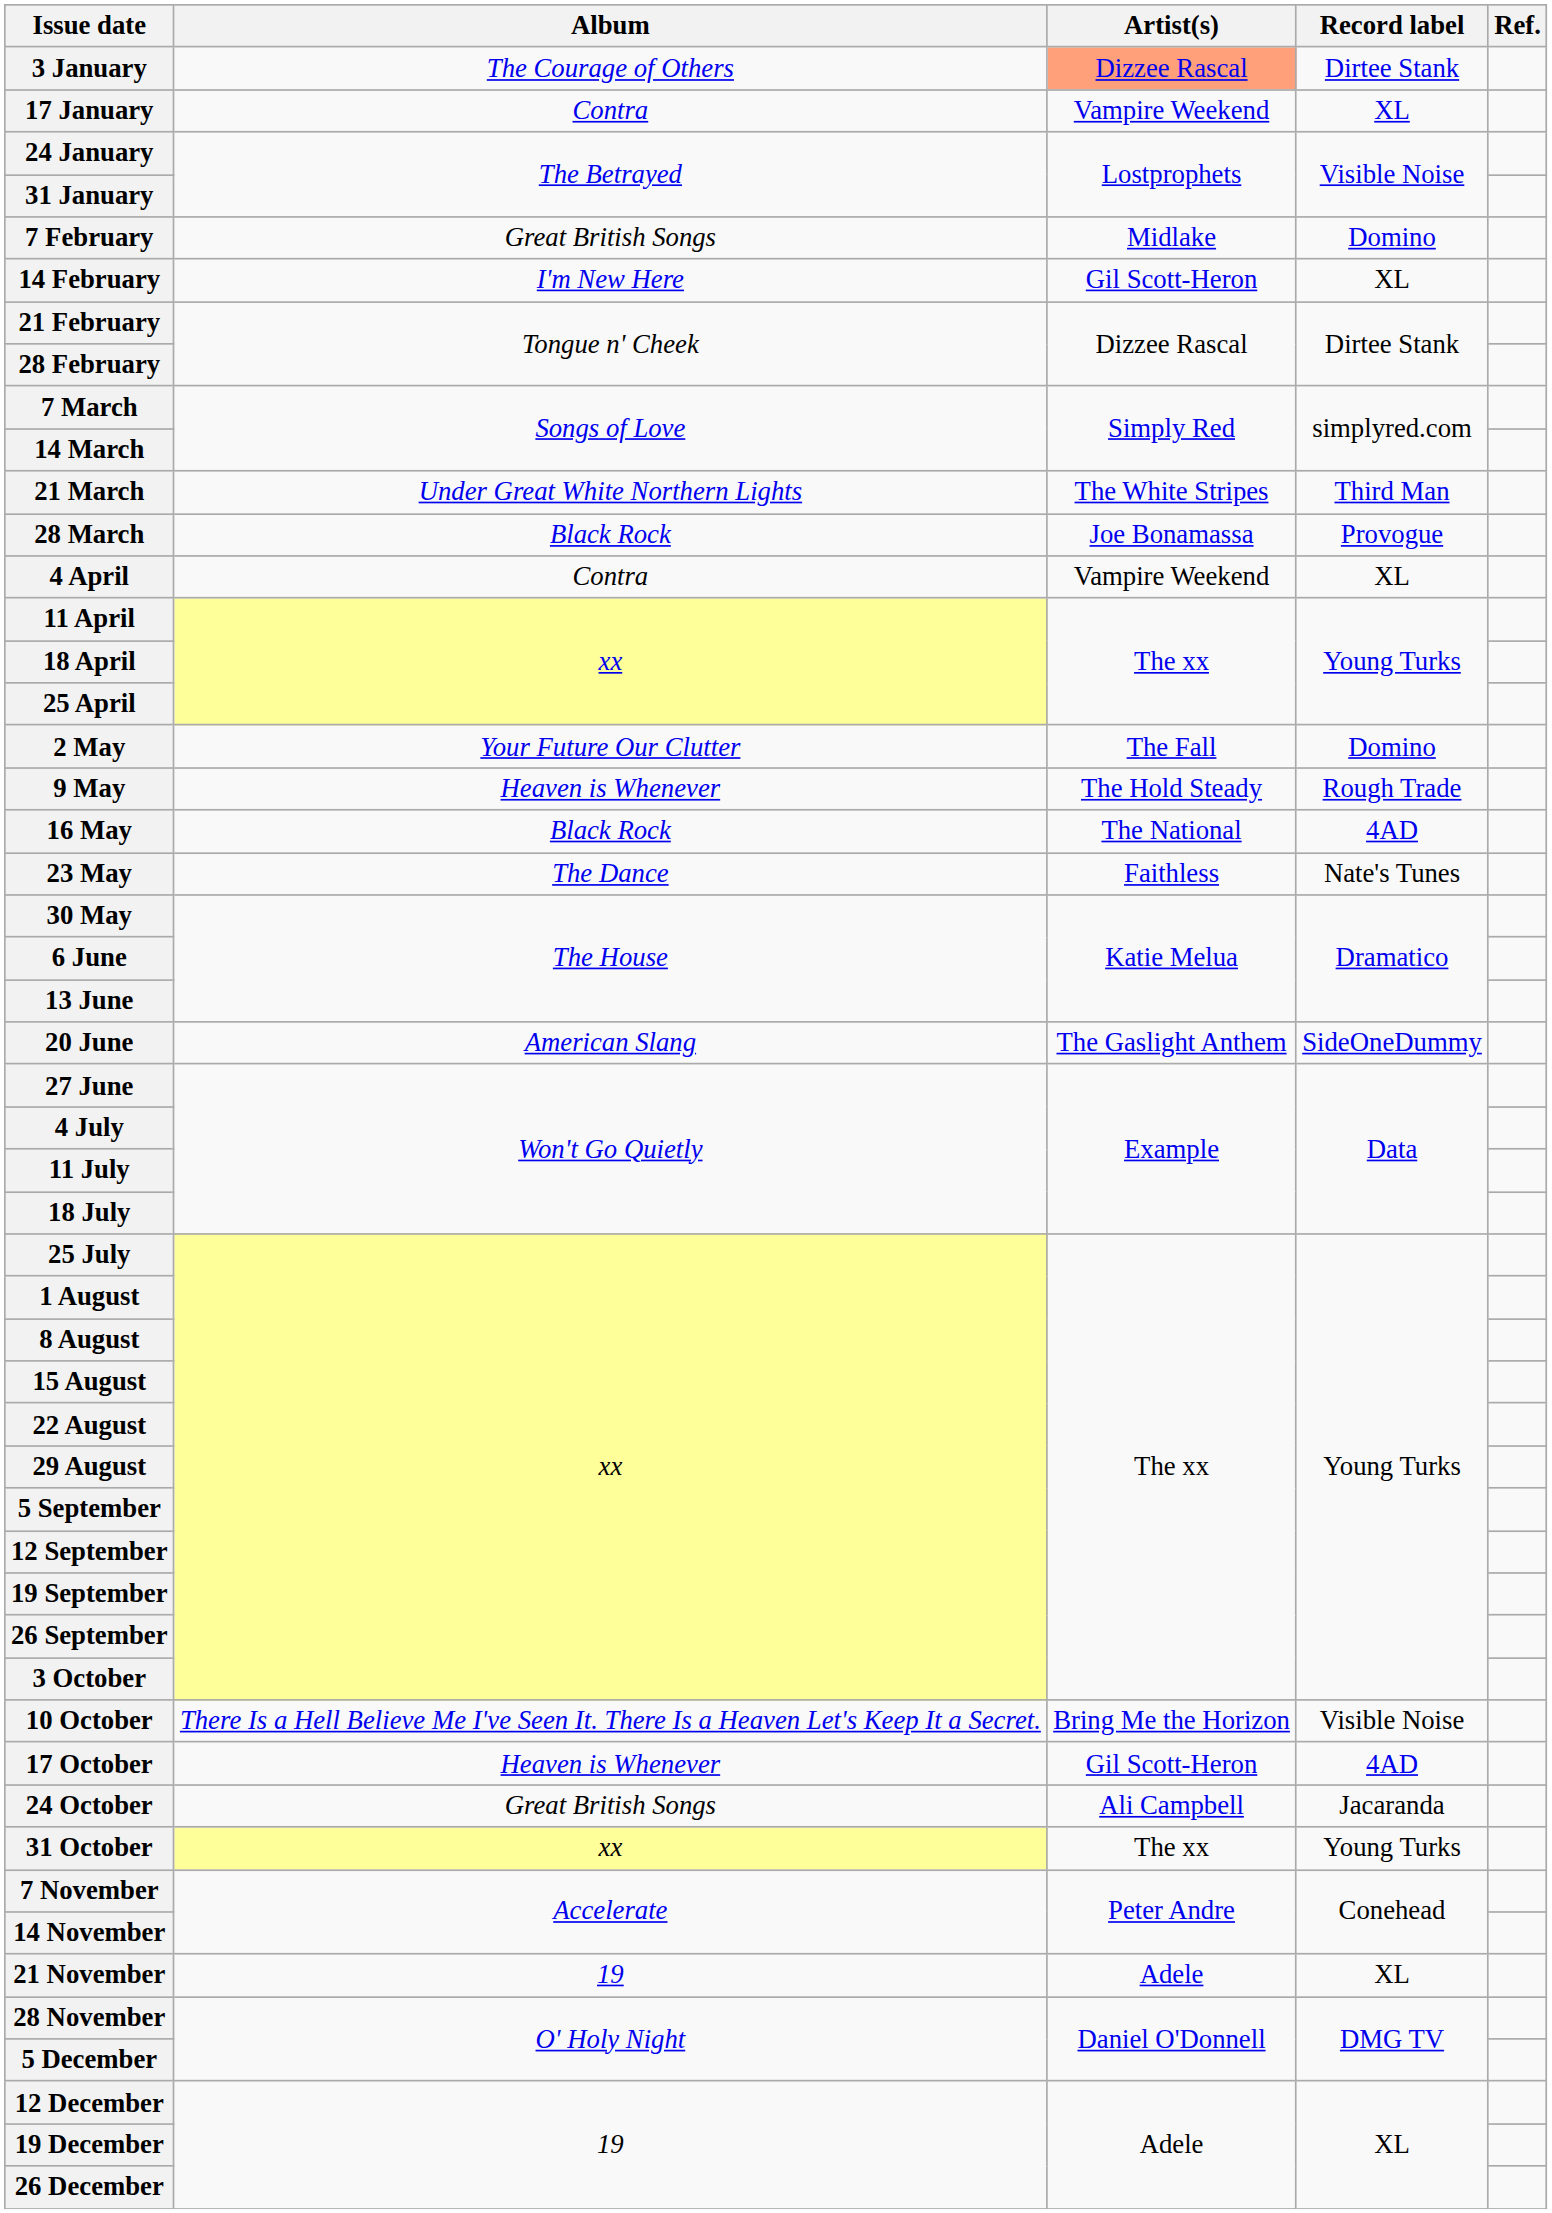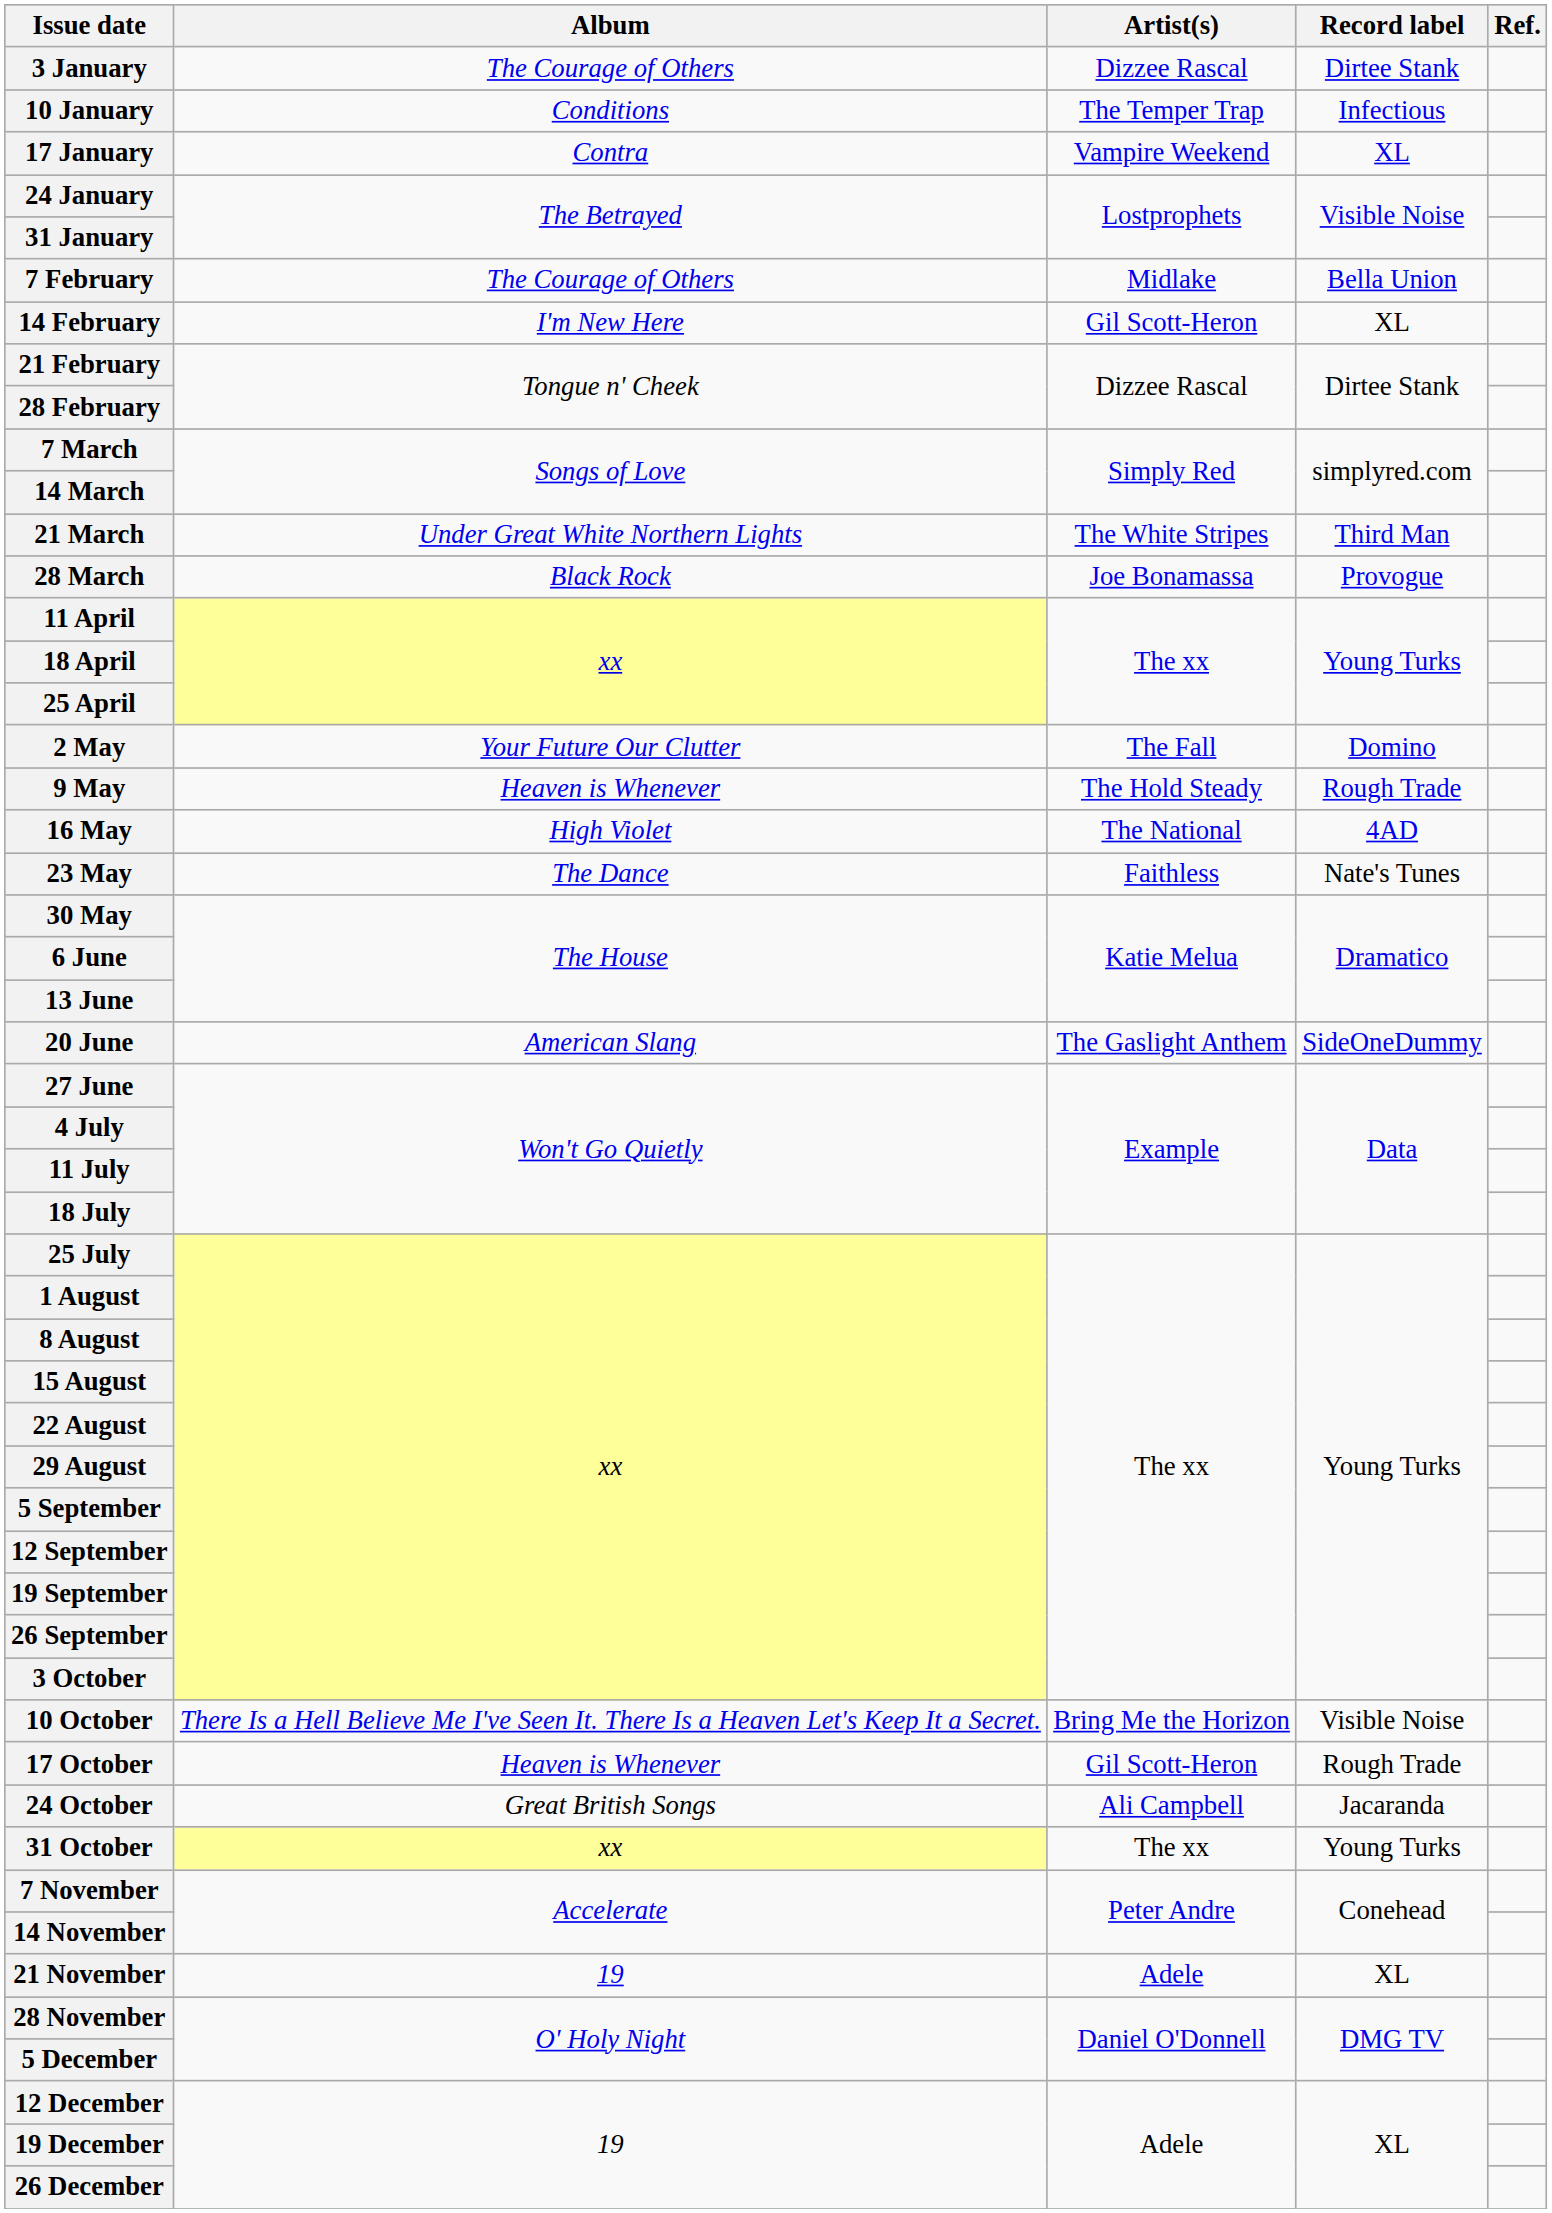(1172, 68) lightsalmon background -> (1172, 68) no background
+ row: (89, 110)
(610, 237) Great British Songs -> (610, 279) The Courage of Others
(1392, 237) Domino -> (1392, 279) Bella Union
- row: (89, 576)
(610, 830) Black Rock -> (610, 830) High Violet
(1392, 1763) 4AD -> (1392, 1763) Rough Trade
